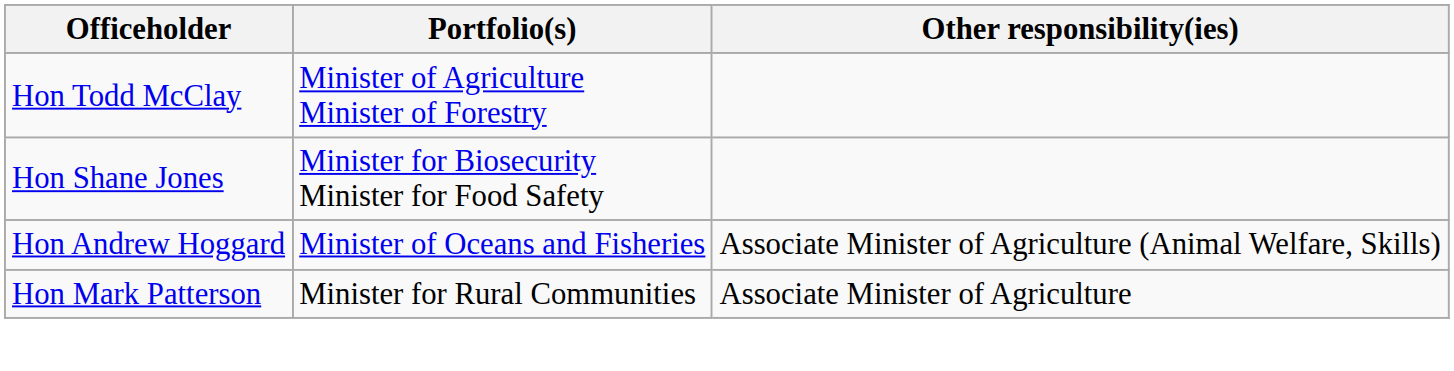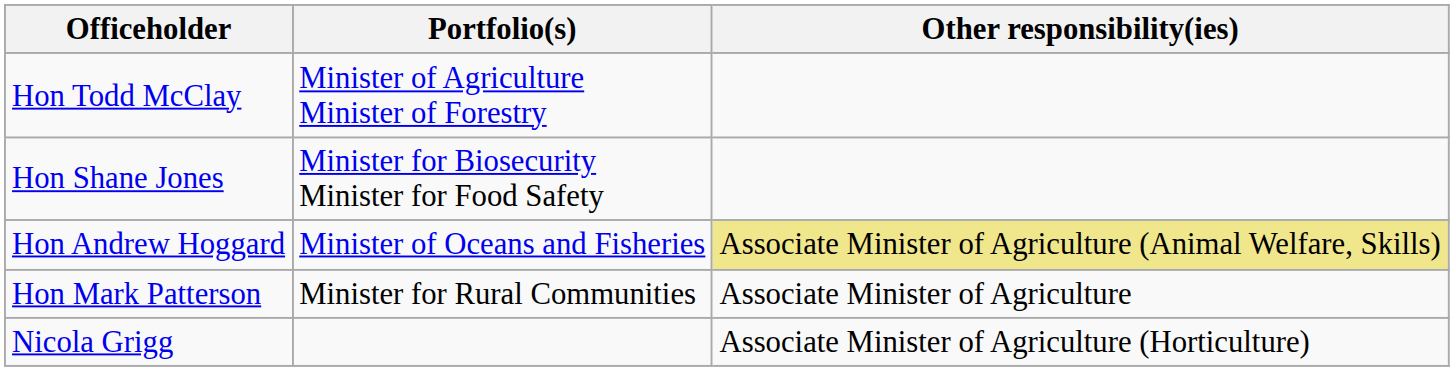(1080, 244) no background -> (1080, 244) khaki background
+ row: (93, 341)
